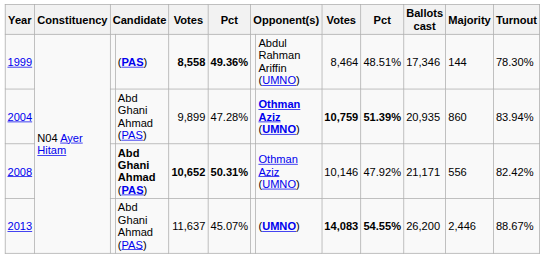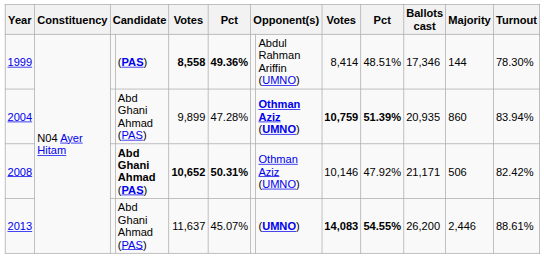(344, 62) 8,464 -> (344, 62) 8,414
(458, 171) 556 -> (458, 171) 506
(515, 226) 88.67% -> (515, 226) 88.61%
